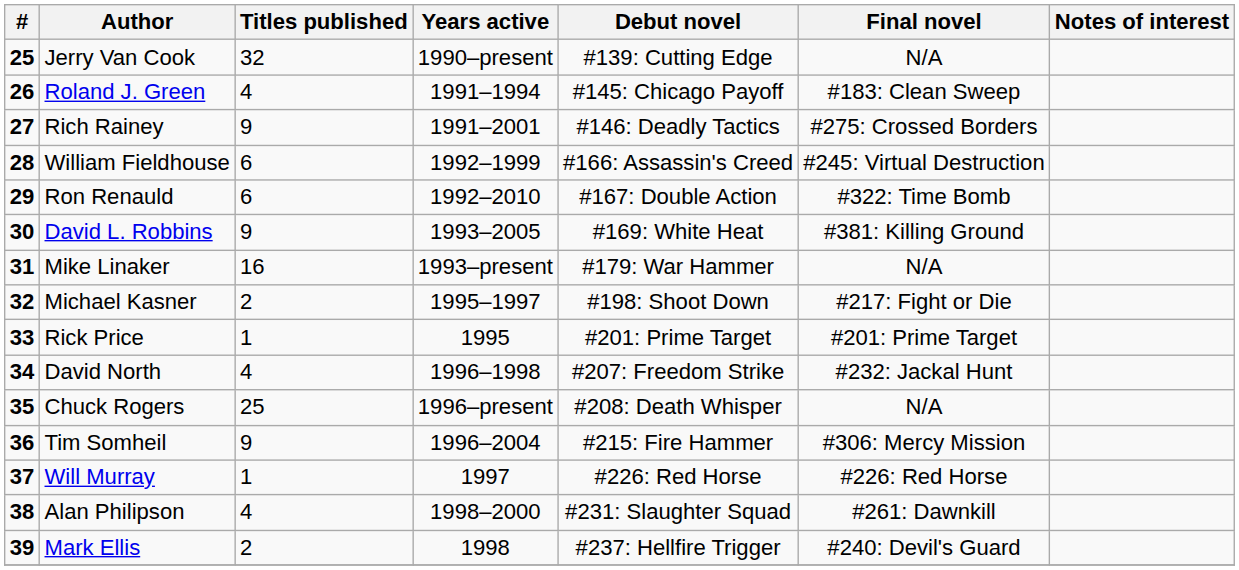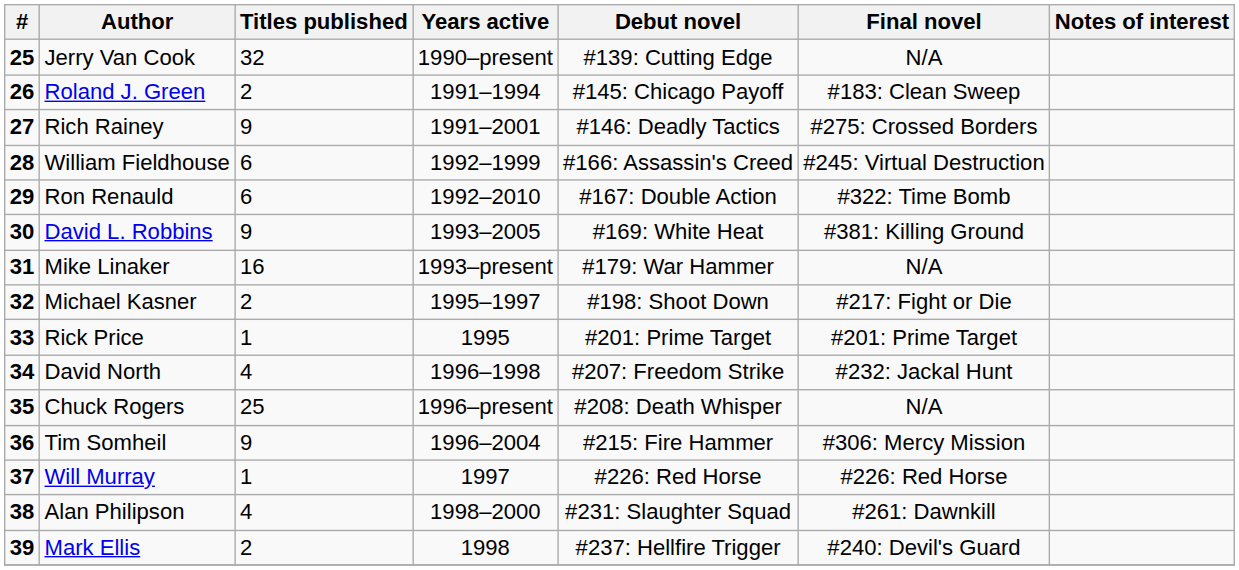(246, 92) 4 -> (246, 92) 2
